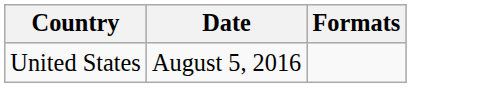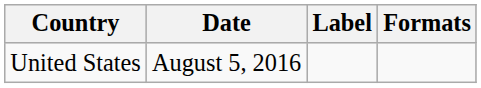+ column: (342, 23)
